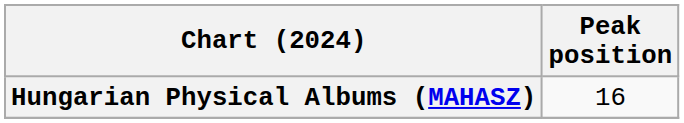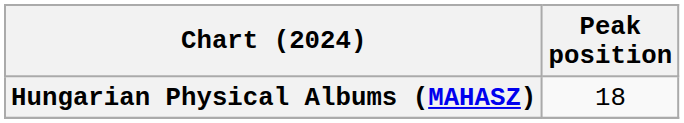(610, 98) 16 -> (610, 98) 18
